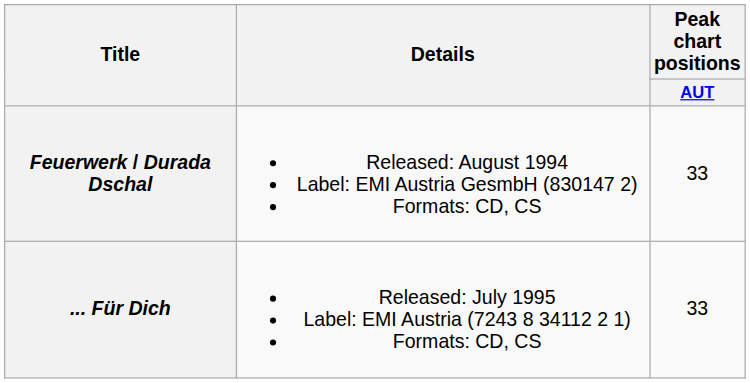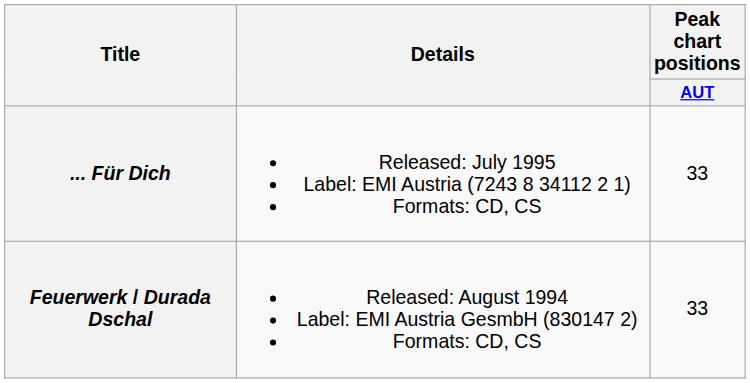rows swapped: (120, 173) <-> (120, 309)
